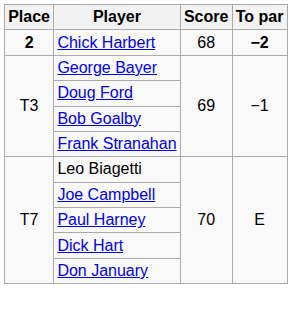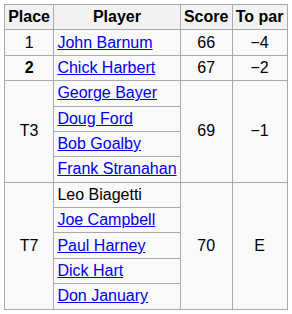+ row: (105, 42)
(206, 42) 68 -> (206, 67) 67
(260, 42) bold -> (260, 67) normal
